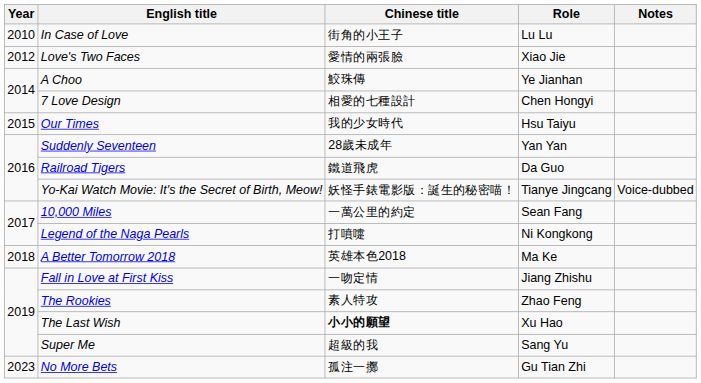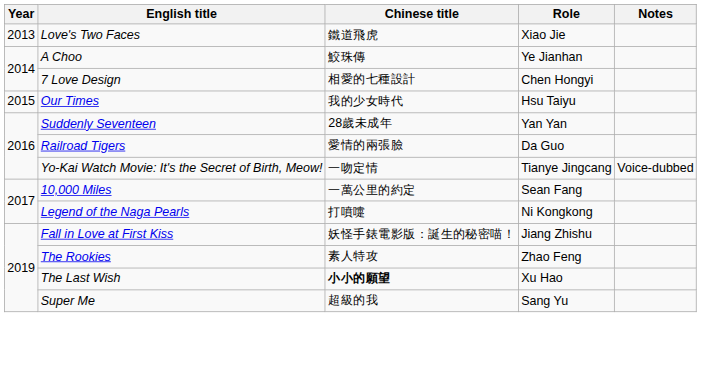- row: (84, 35)
(21, 57) 2012 -> (21, 35) 2013
(366, 57) 愛情的兩張臉 -> (353, 34) 鐵道飛虎
(353, 167) 鐵道飛虎 -> (366, 145) 愛情的兩張臉
(422, 189) 妖怪手錶電影版：誕生的秘密喵！ -> (353, 167) 一吻定情
- row: (108, 256)
(353, 278) 一吻定情 -> (422, 234) 妖怪手錶電影版：誕生的秘密喵！
- row: (79, 367)
